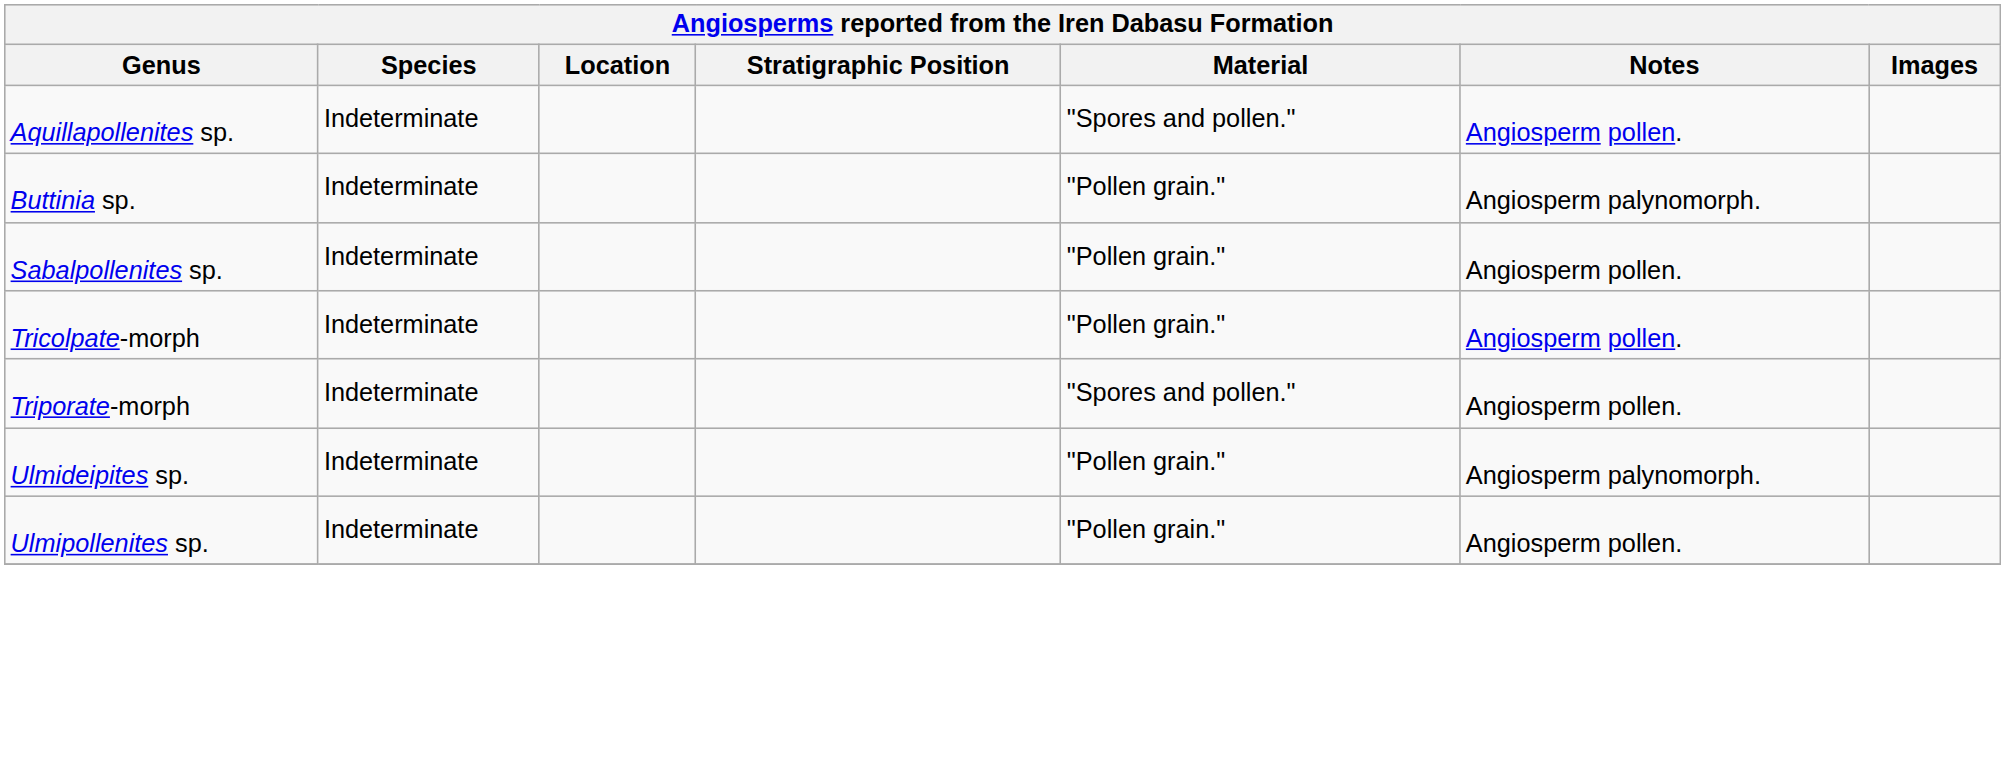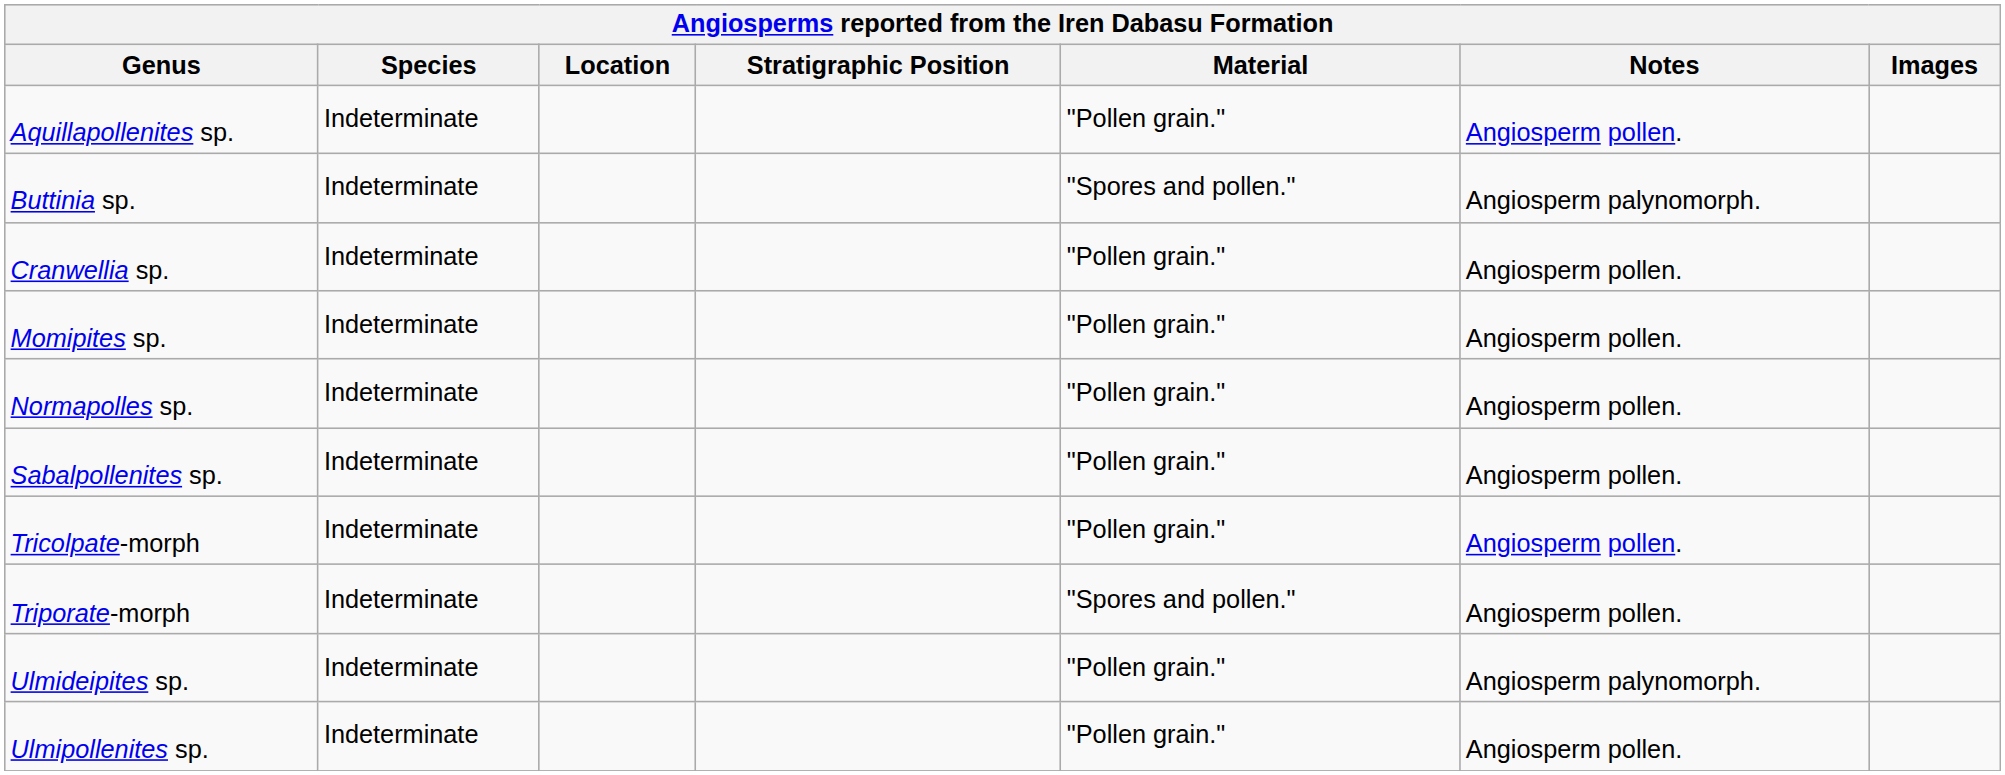(1181, 118) "Spores and pollen." -> (1146, 118) "Pollen grain."
(1146, 187) "Pollen grain." -> (1181, 187) "Spores and pollen."
+ row: (90, 270)
+ row: (89, 338)
+ row: (102, 407)
